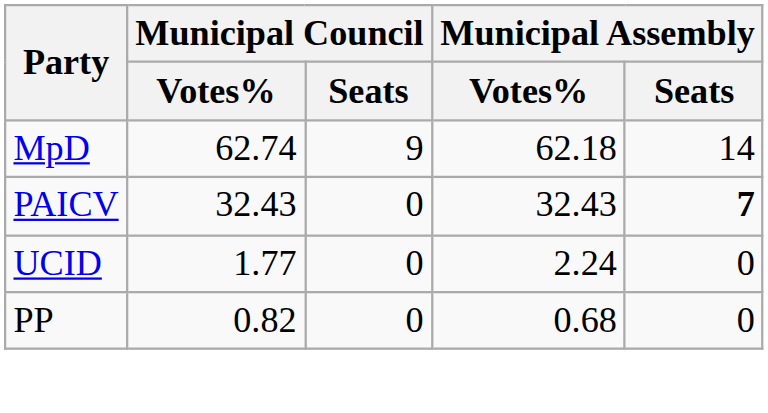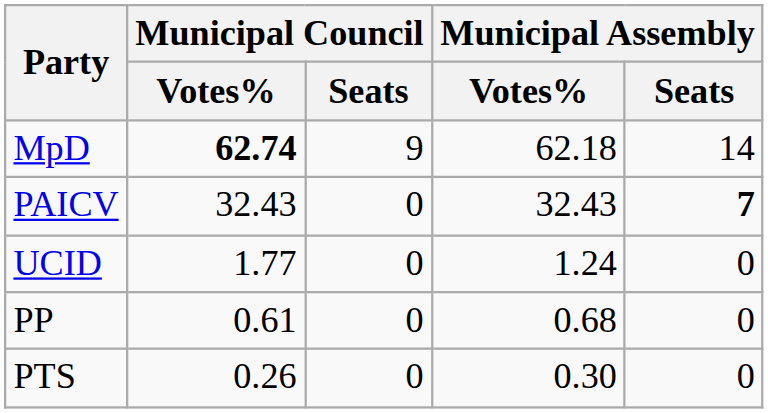(256, 147) normal -> (256, 147) bold
(585, 262) 2.24 -> (585, 262) 1.24
(265, 319) 0.82 -> (265, 319) 0.61
+ row: (45, 377)
